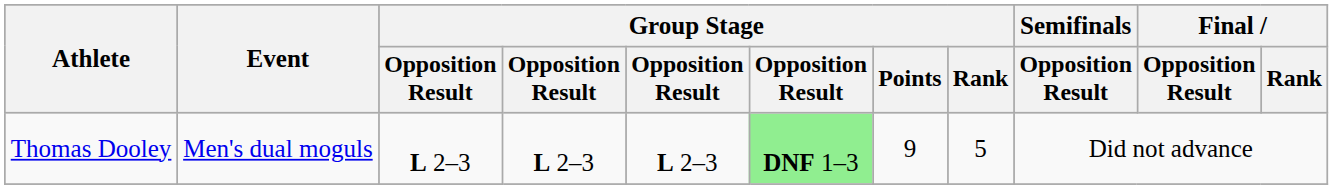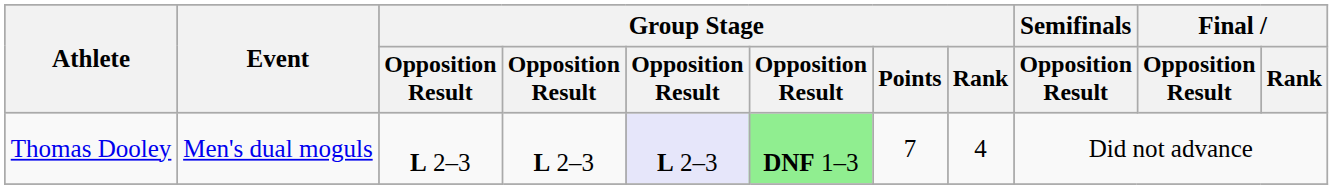(687, 163) no background -> (687, 163) lavender background
(910, 148) 9 -> (910, 148) 7
(981, 148) 5 -> (981, 148) 4
